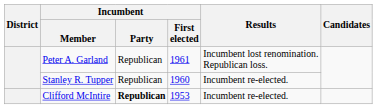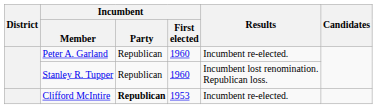(180, 59) 1961 -> (180, 54) 1960
(261, 59) Incumbent lost renomination. Republican loss. -> (246, 54) Incumbent re-elected.
(246, 80) Incumbent re-elected. -> (261, 75) Incumbent lost renomination. Republican loss.
